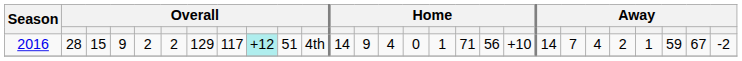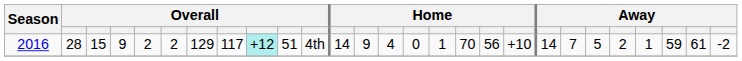(467, 44) 71 -> (467, 44) 70
(597, 44) 4 -> (597, 44) 5
(698, 44) 67 -> (698, 44) 61
